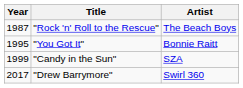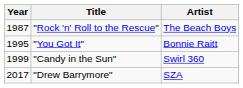(173, 59) SZA -> (184, 59) Swirl 360
(184, 75) Swirl 360 -> (173, 75) SZA
